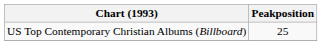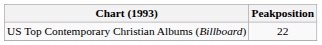(283, 31) 25 -> (283, 31) 22
